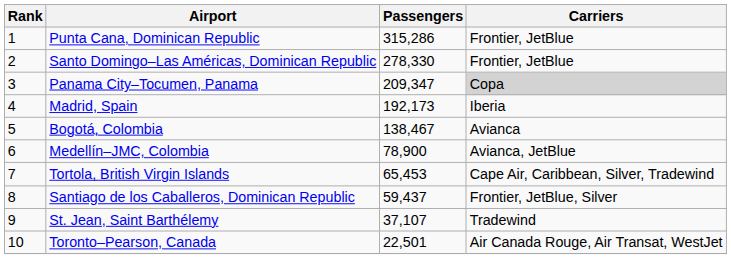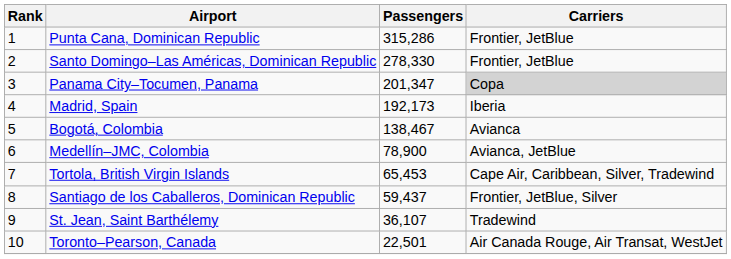(409, 84) 209,347 -> (409, 84) 201,347
(405, 220) 37,107 -> (405, 220) 36,107
